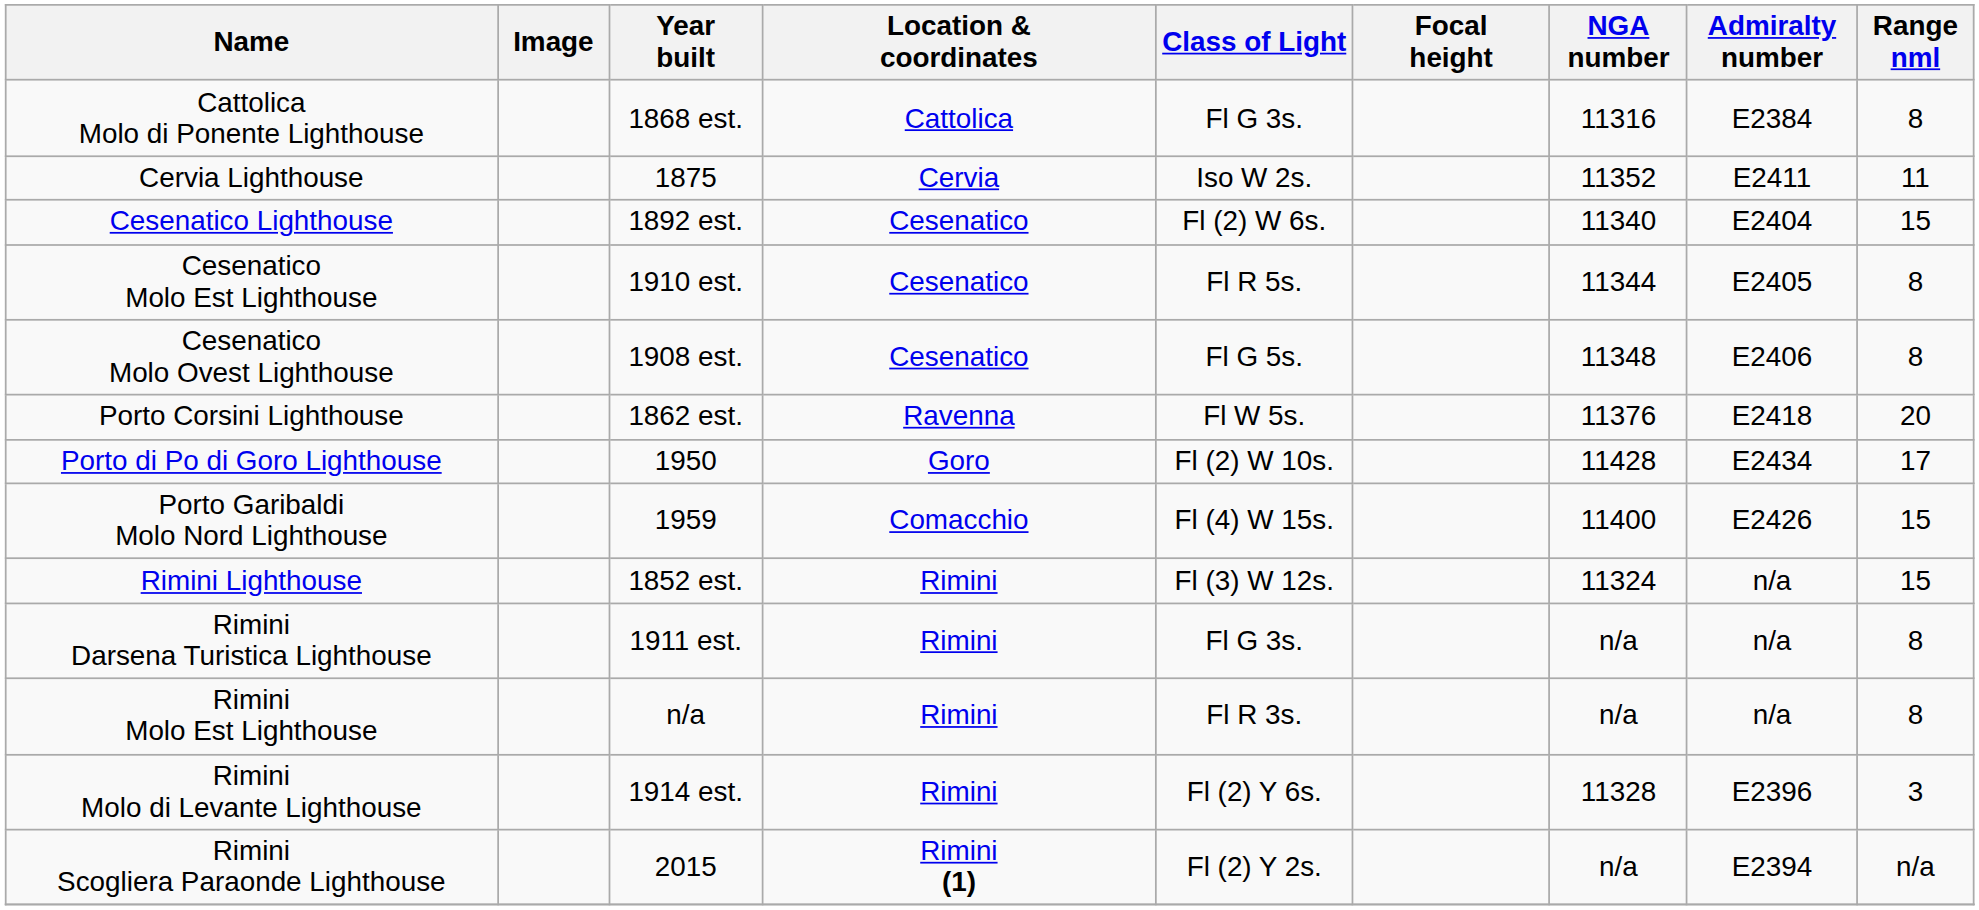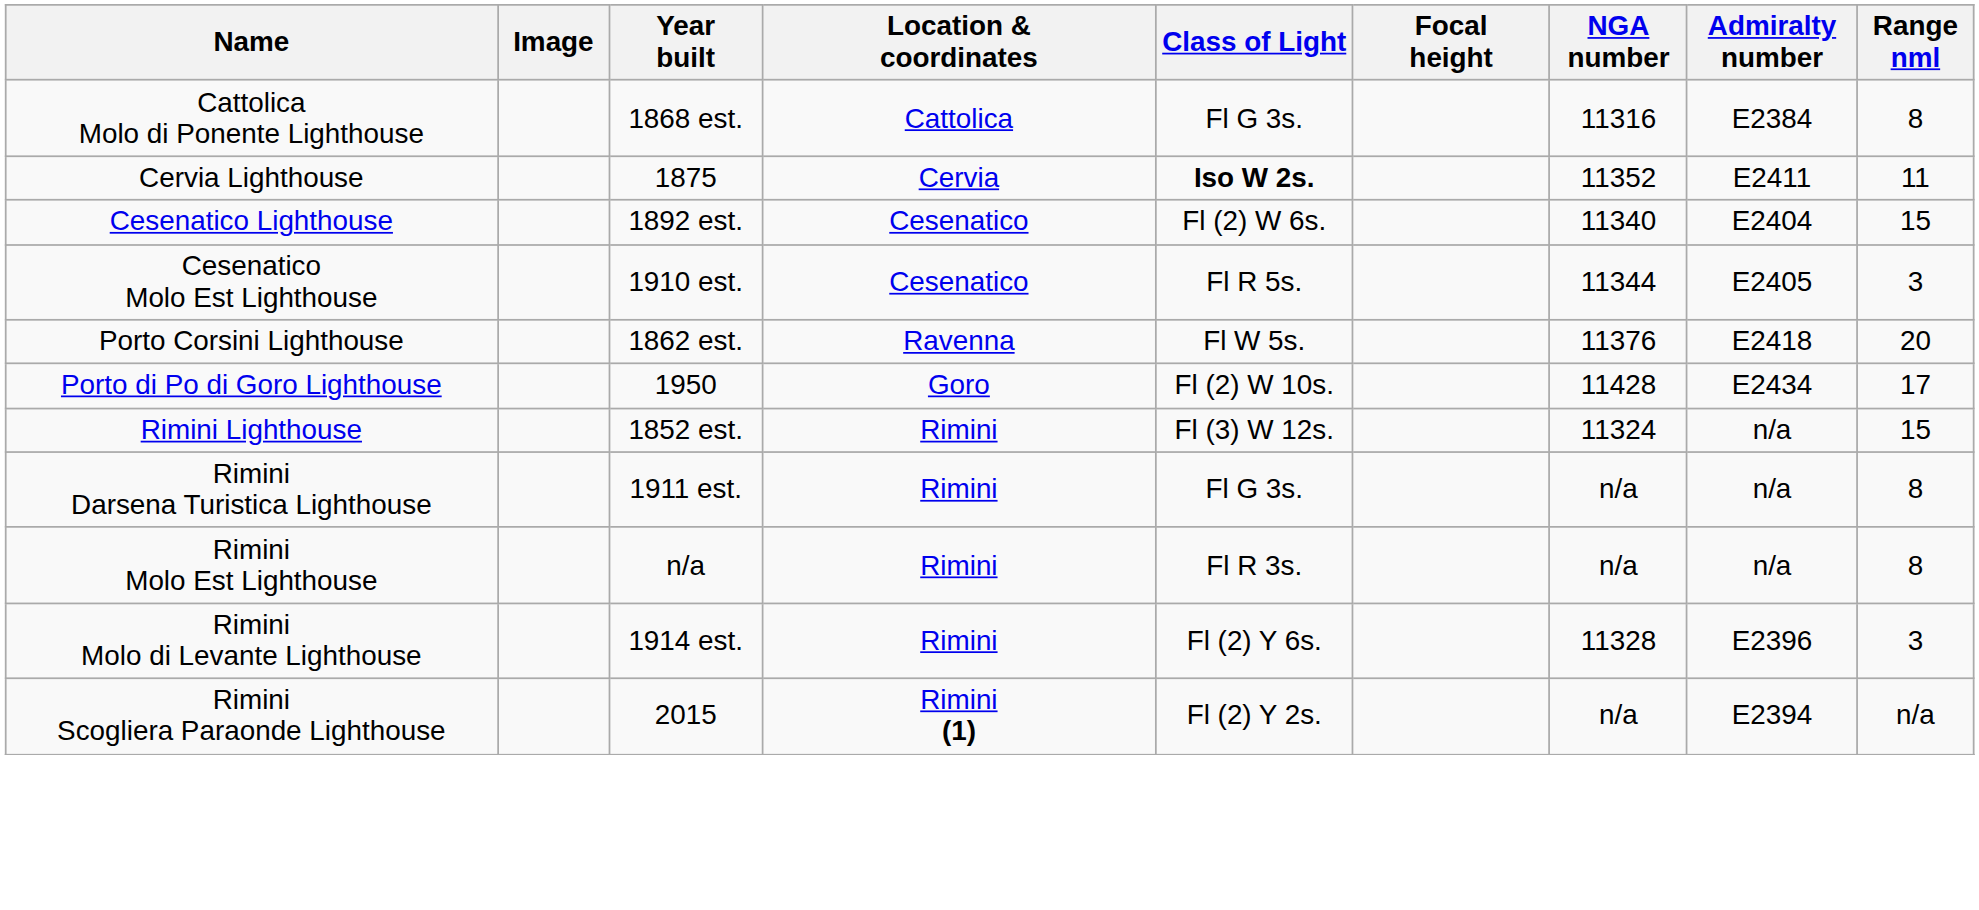(1254, 177) normal -> (1254, 177) bold
(1915, 281) 8 -> (1915, 281) 3
- row: (251, 356)
- row: (251, 520)
